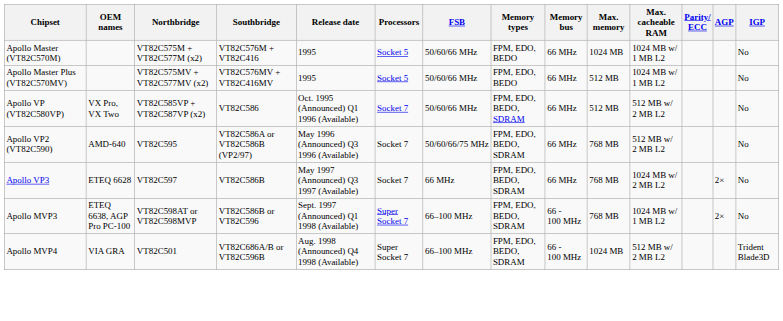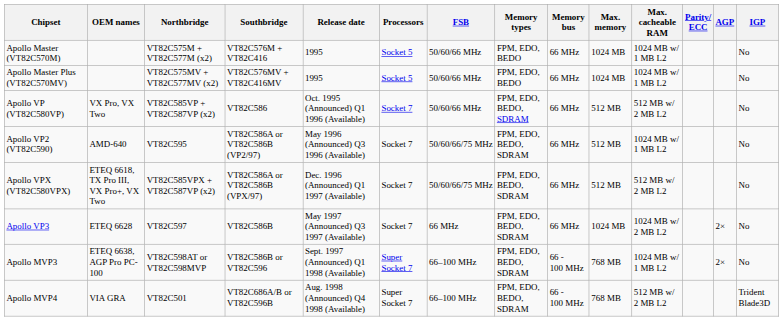(604, 78) 512 MB -> (608, 78) 1024 MB
(604, 144) 768 MB -> (606, 144) 512 MB
(652, 144) 512 MB w/ 2 MB L2 -> (656, 144) 1024 MB w/ 1 MB L2
+ row: (38, 186)
(604, 180) 768 MB -> (608, 227) 1024 MB
(606, 252) 1024 MB -> (606, 298) 768 MB
